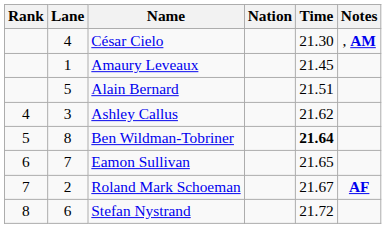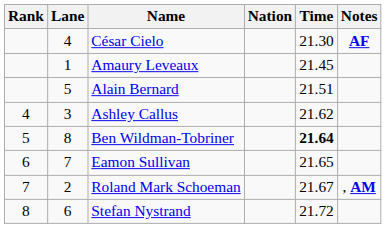(359, 41) , AM -> (359, 41) AF
(359, 187) AF -> (359, 187) , AM
